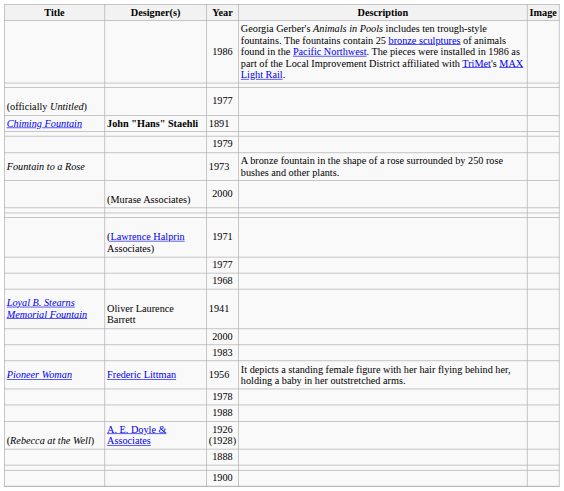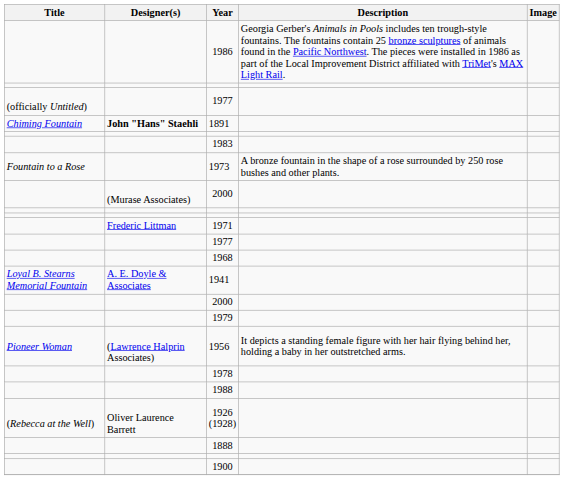rows swapped: (54, 144) <-> (54, 353)
(146, 243) (Lawrence Halprin Associates) -> (142, 225) Frederic Littman
(140, 314) Oliver Laurence Barrett -> (137, 280) A. E. Doyle & Associates
(142, 375) Frederic Littman -> (146, 352) (Lawrence Halprin Associates)
(137, 435) A. E. Doyle & Associates -> (140, 423) Oliver Laurence Barrett
